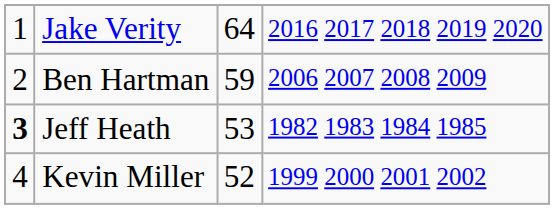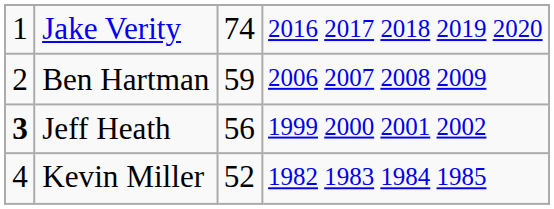(239, 29) 64 -> (239, 29) 74
(239, 128) 53 -> (239, 128) 56
(377, 128) 1982 1983 1984 1985 -> (377, 128) 1999 2000 2001 2002
(377, 177) 1999 2000 2001 2002 -> (377, 177) 1982 1983 1984 1985
